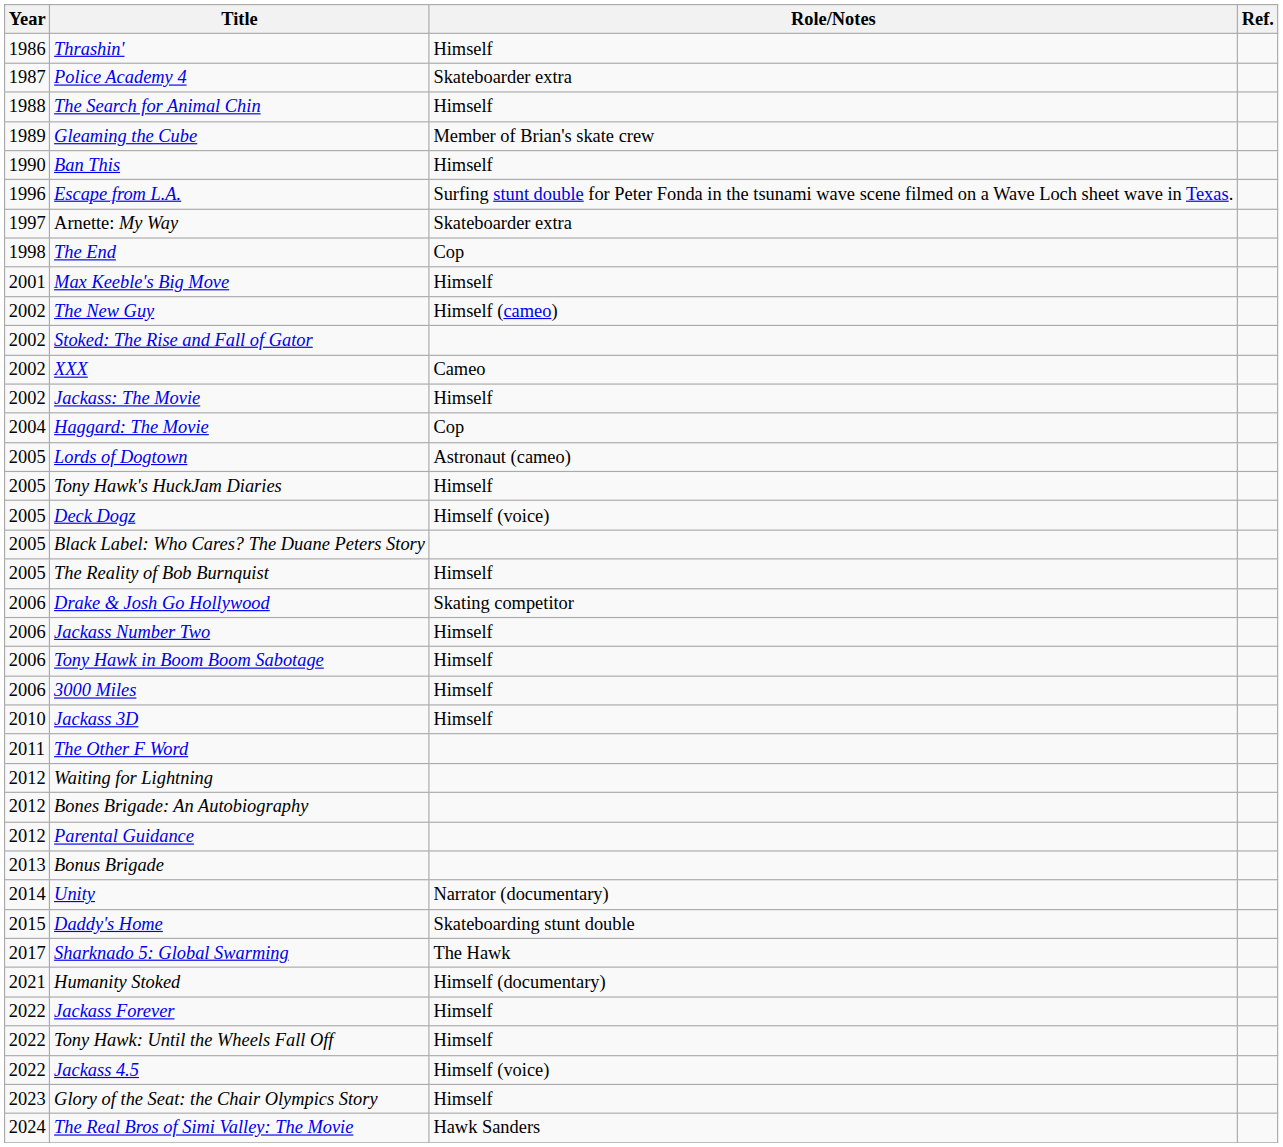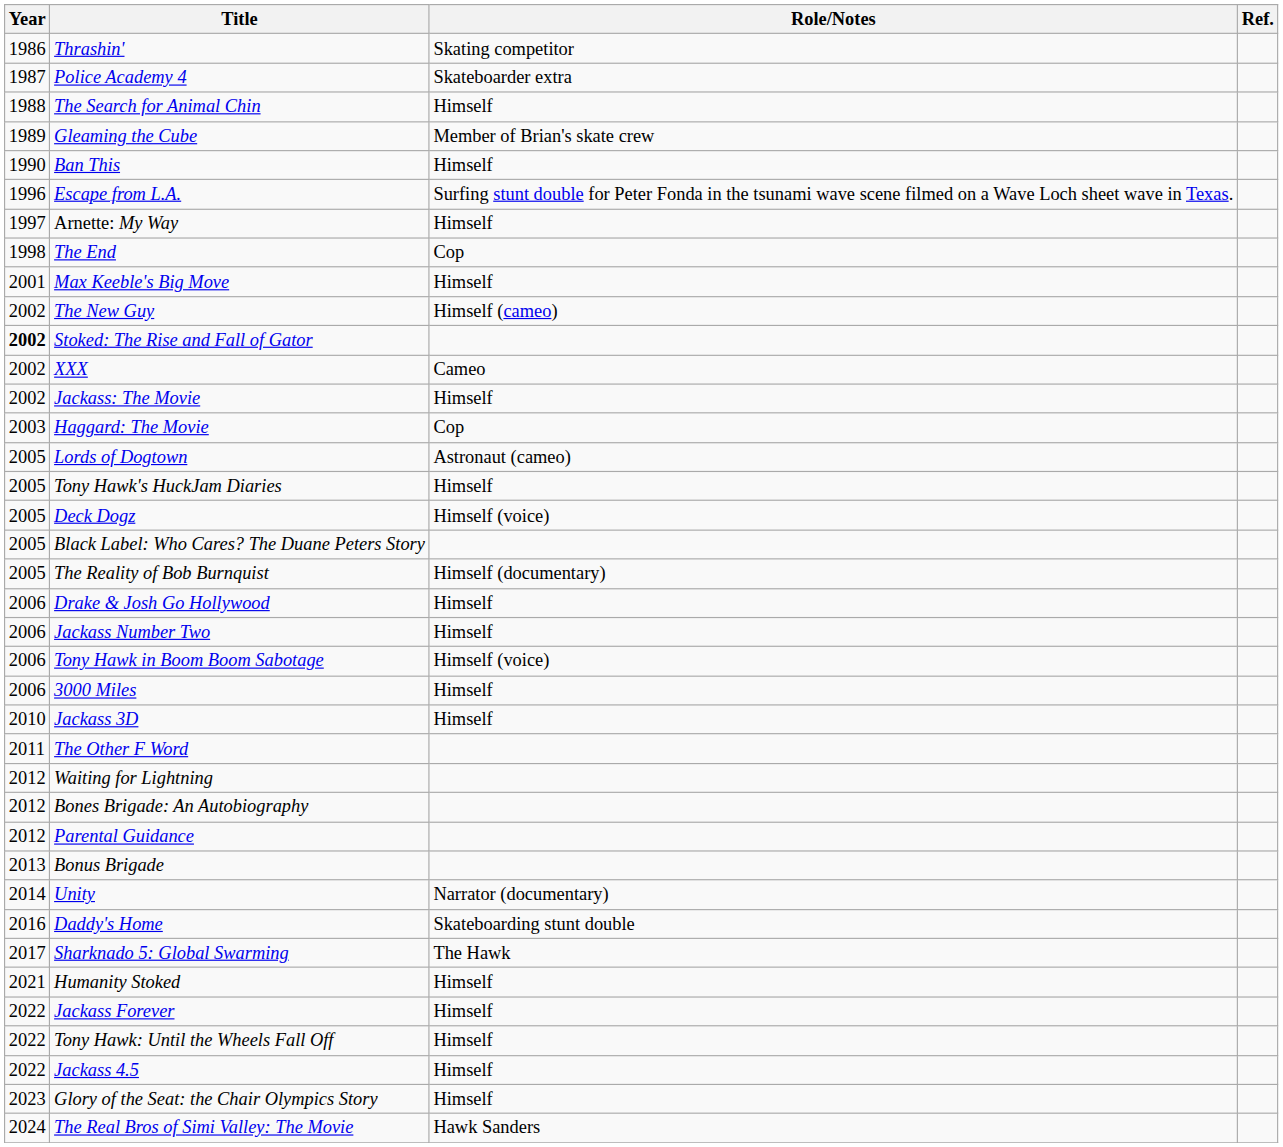(463, 48) Himself -> (504, 48) Skating competitor
(503, 223) Skateboarder extra -> (463, 223) Himself
(27, 340) normal -> (27, 340) bold
(27, 427) 2004 -> (27, 427) 2003
(463, 573) Himself -> (520, 573) Himself (documentary)
(504, 602) Skating competitor -> (463, 602) Himself
(463, 661) Himself -> (491, 661) Himself (voice)
(27, 923) 2015 -> (27, 923) 2016
(520, 982) Himself (documentary) -> (463, 982) Himself
(491, 1069) Himself (voice) -> (463, 1069) Himself
